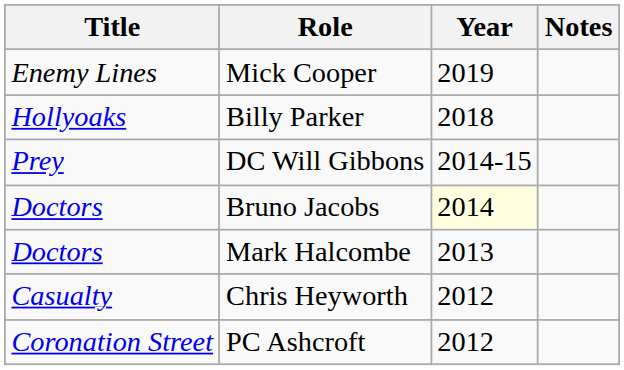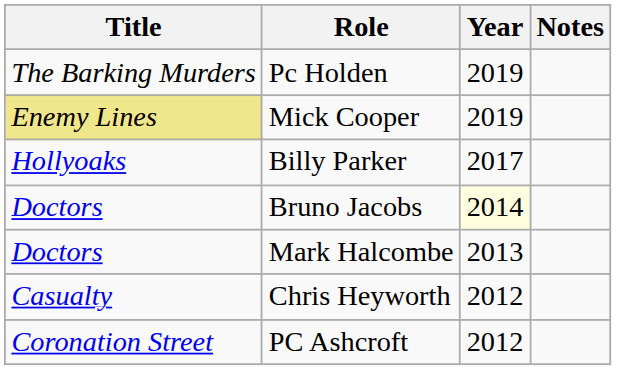+ row: (328, 71)
(84, 71) no background -> (84, 116) khaki background
(466, 116) 2018 -> (495, 161) 2017
- row: (325, 161)
